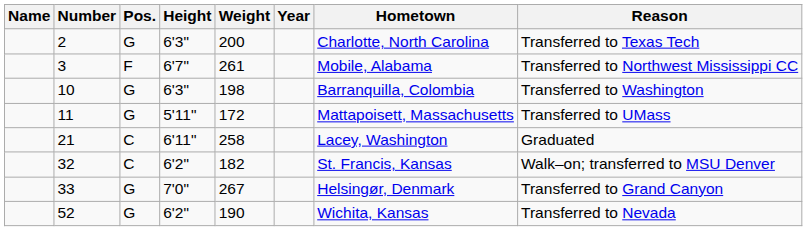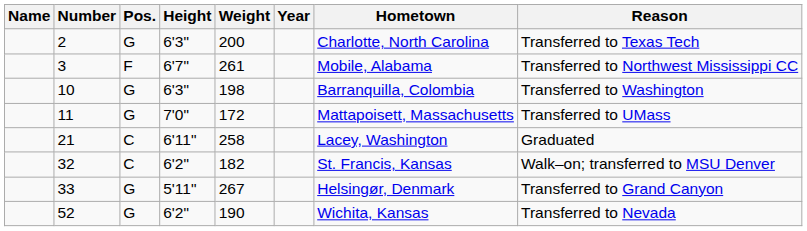(180, 115) 5'11" -> (176, 115) 7'0"
(176, 189) 7'0" -> (180, 189) 5'11"
